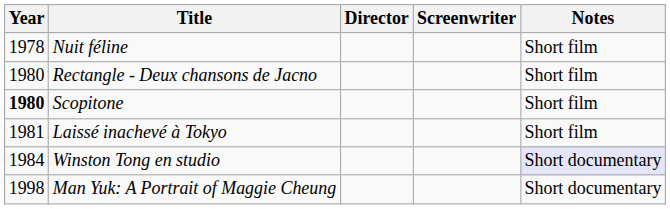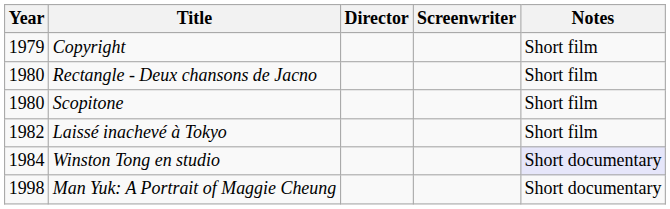- row: (90, 47)
+ row: (89, 47)
(27, 103) bold -> (27, 103) normal
(27, 132) 1981 -> (27, 132) 1982
